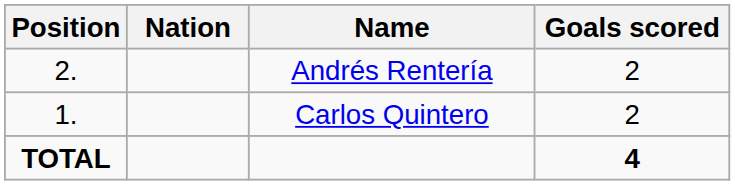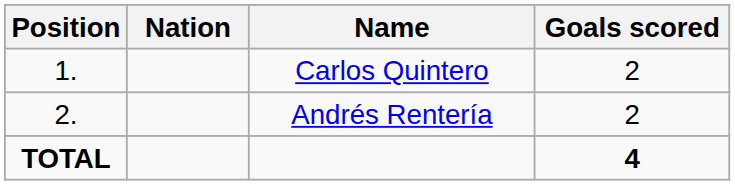rows swapped: (392, 115) <-> (392, 71)
